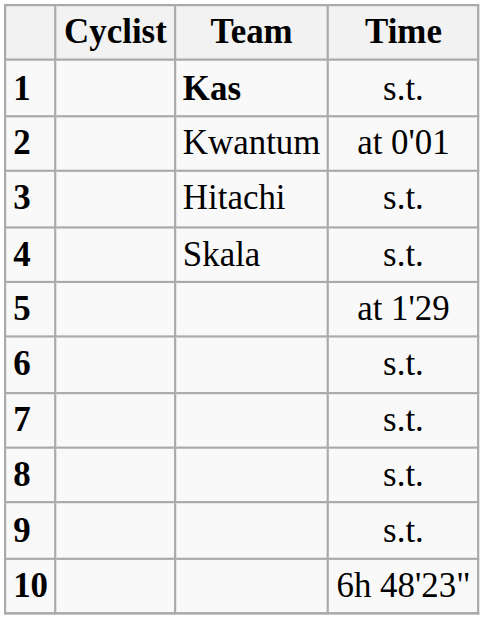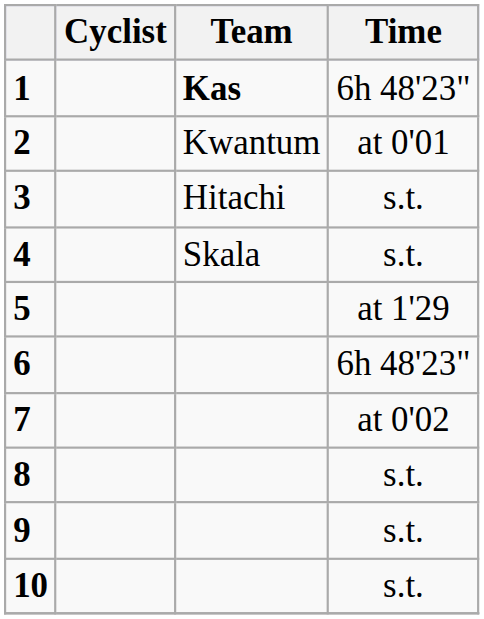(403, 87) s.t. -> (403, 87) 6h 48'23"
(403, 364) s.t. -> (403, 364) 6h 48'23"
(403, 419) s.t. -> (403, 419) at 0'02
(403, 585) 6h 48'23" -> (403, 585) s.t.
